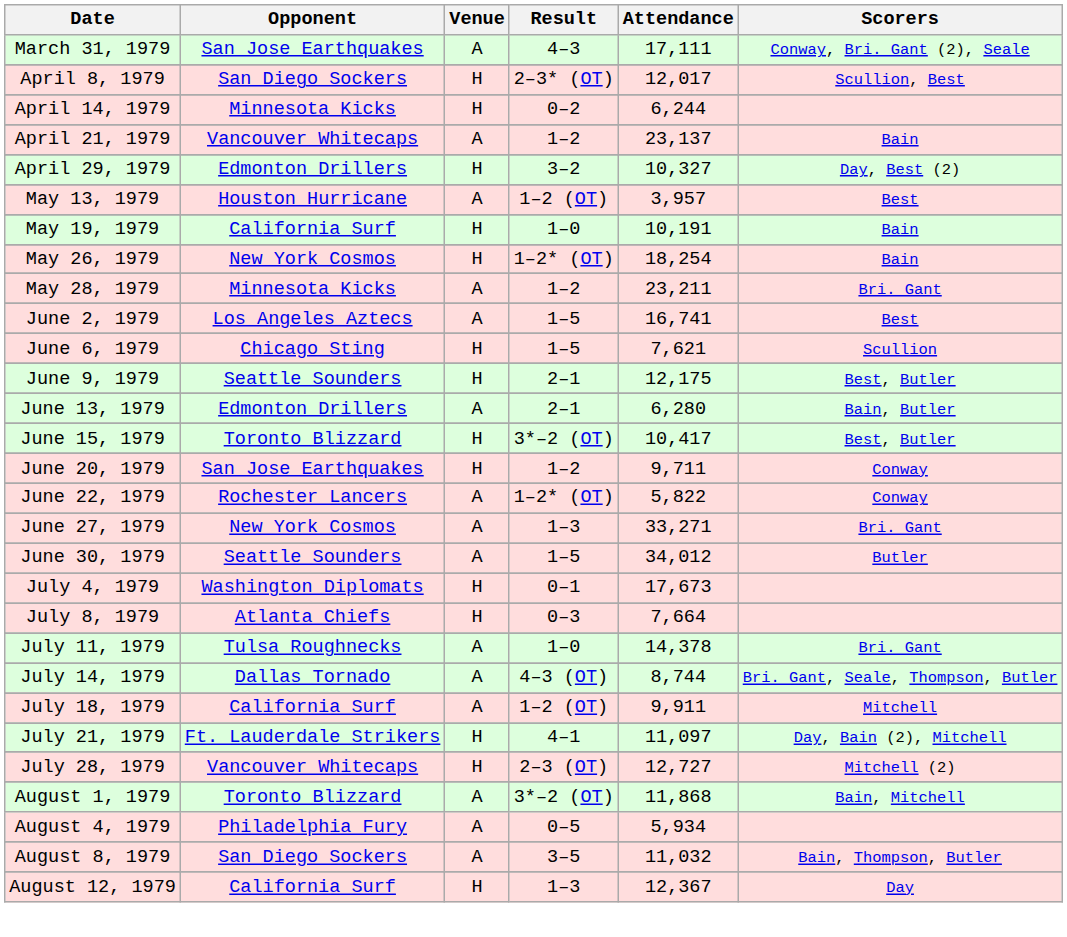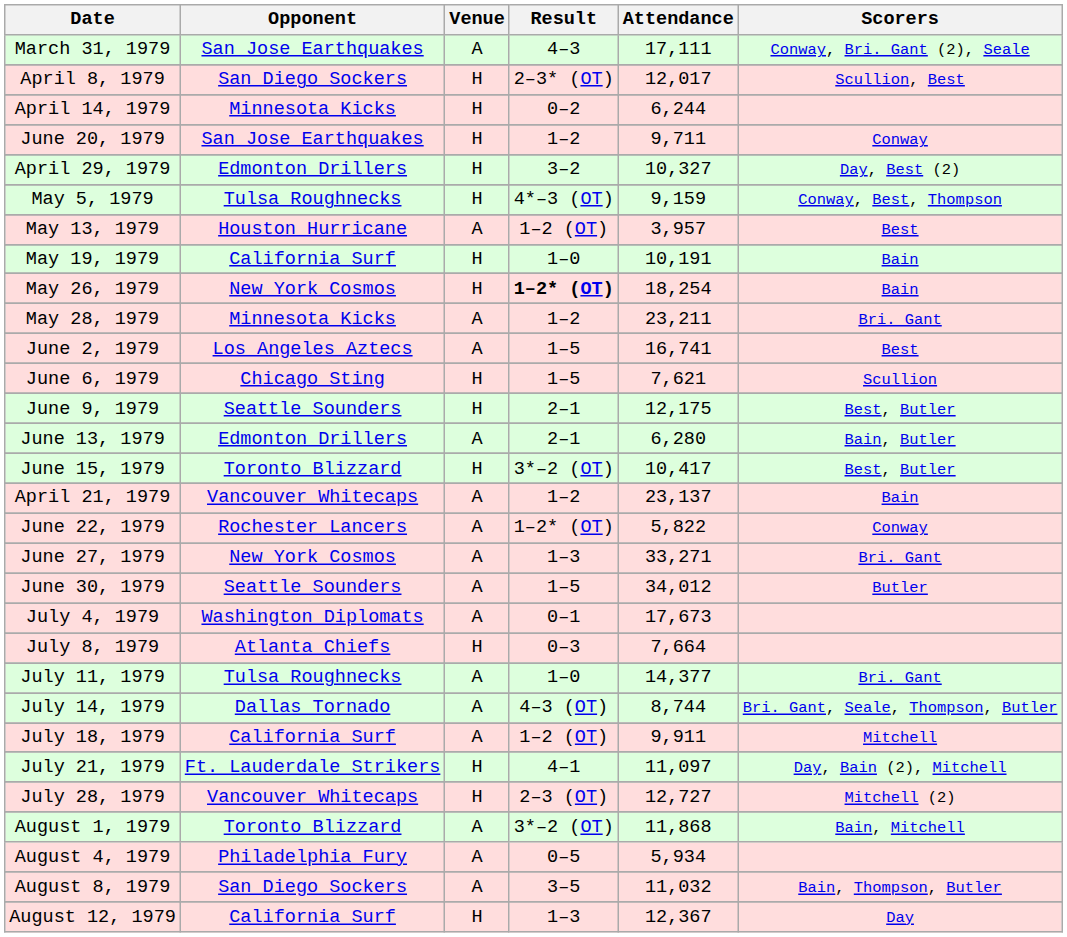rows swapped: (93, 140) <-> (93, 469)
+ row: (93, 199)
(564, 259) normal -> (564, 289) bold
(477, 588) H -> (477, 618) A
(678, 648) 14,378 -> (678, 678) 14,377
